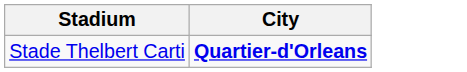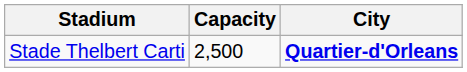+ column: (235, 20)
